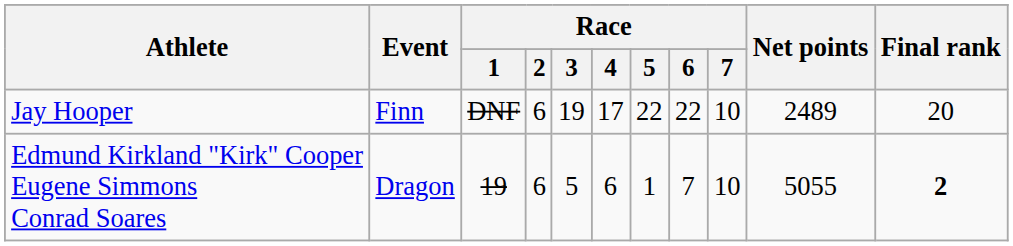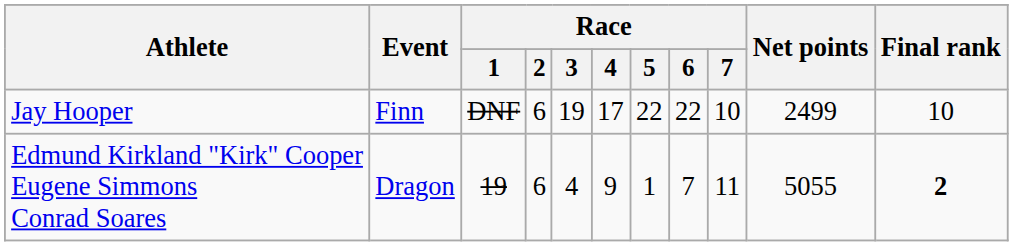(811, 111) 2489 -> (811, 111) 2499
(941, 111) 20 -> (941, 111) 10
(572, 186) 5 -> (572, 186) 4
(610, 186) 6 -> (610, 186) 9
(727, 186) 10 -> (727, 186) 11
